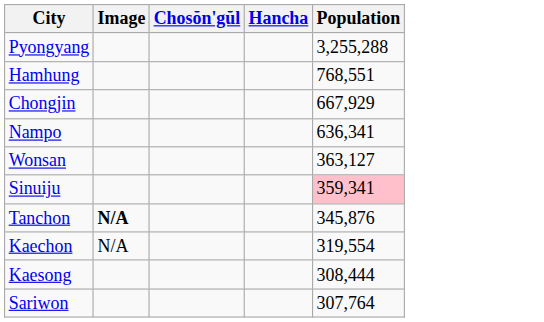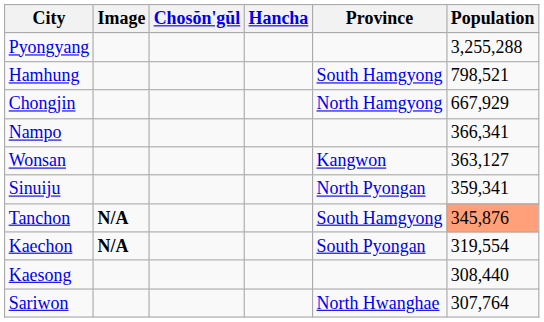+ column: (380, 18)
(346, 75) 768,551 -> (480, 75) 798,521
(346, 132) 636,341 -> (480, 132) 366,341
(346, 189) pink background -> (480, 189) no background
(346, 217) no background -> (480, 217) lightsalmon background
(113, 246) normal -> (113, 246) bold
(346, 274) 308,444 -> (480, 274) 308,440
